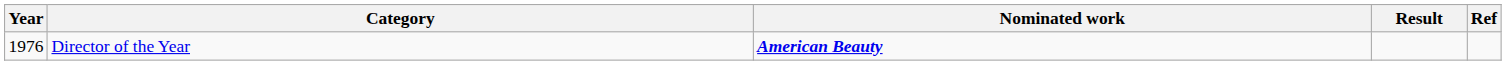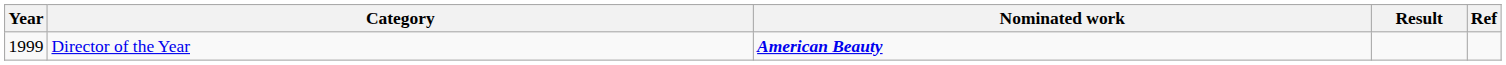(26, 45) 1976 -> (26, 45) 1999
